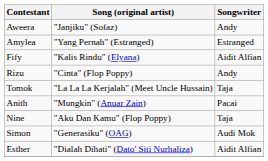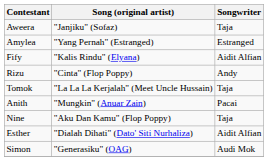(227, 27) Andy -> (225, 27) Taja
rows swapped: (18, 149) <-> (19, 134)
